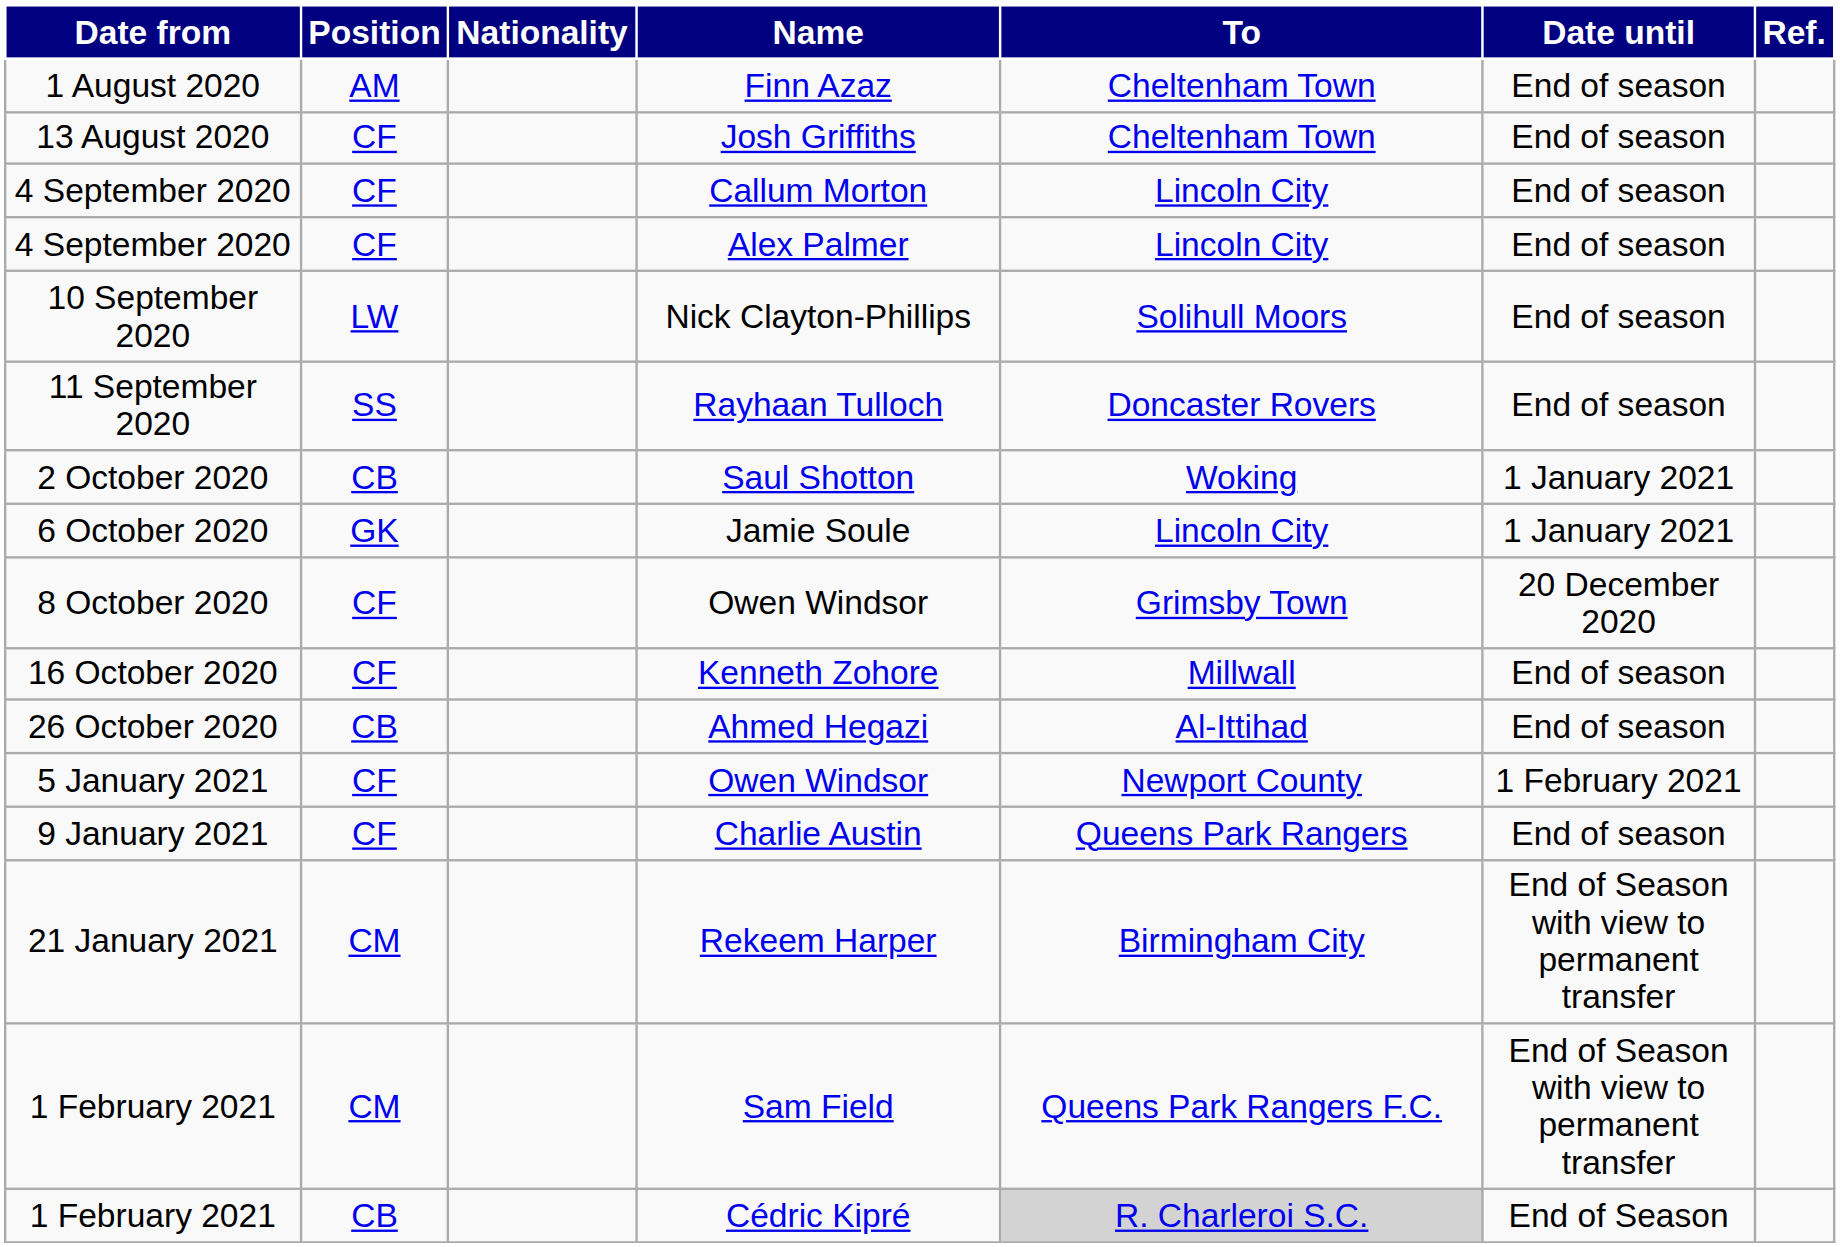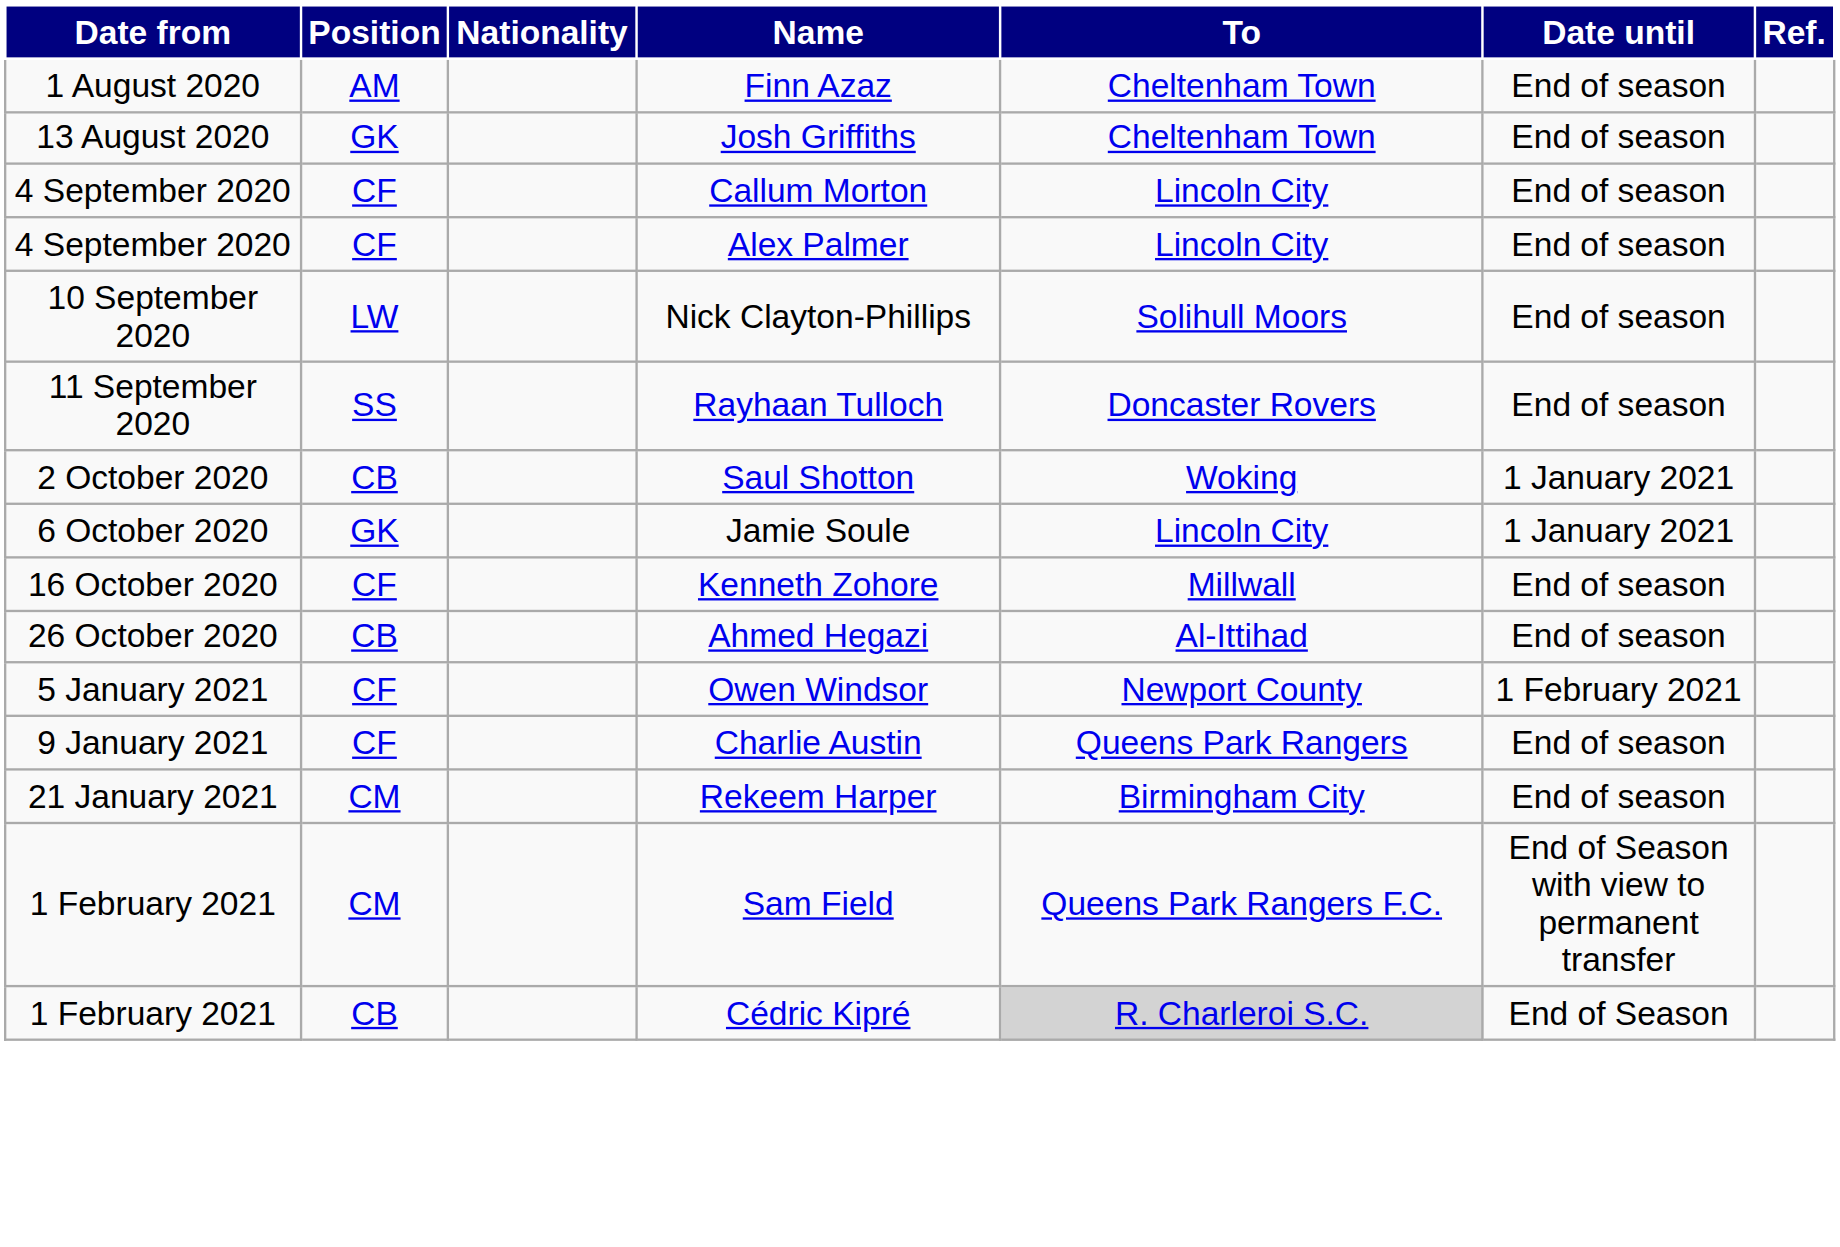(374, 138) CF -> (374, 138) GK
- row: (153, 602)
(1619, 942) End of Season with view to permanent transfer -> (1619, 796) End of season
